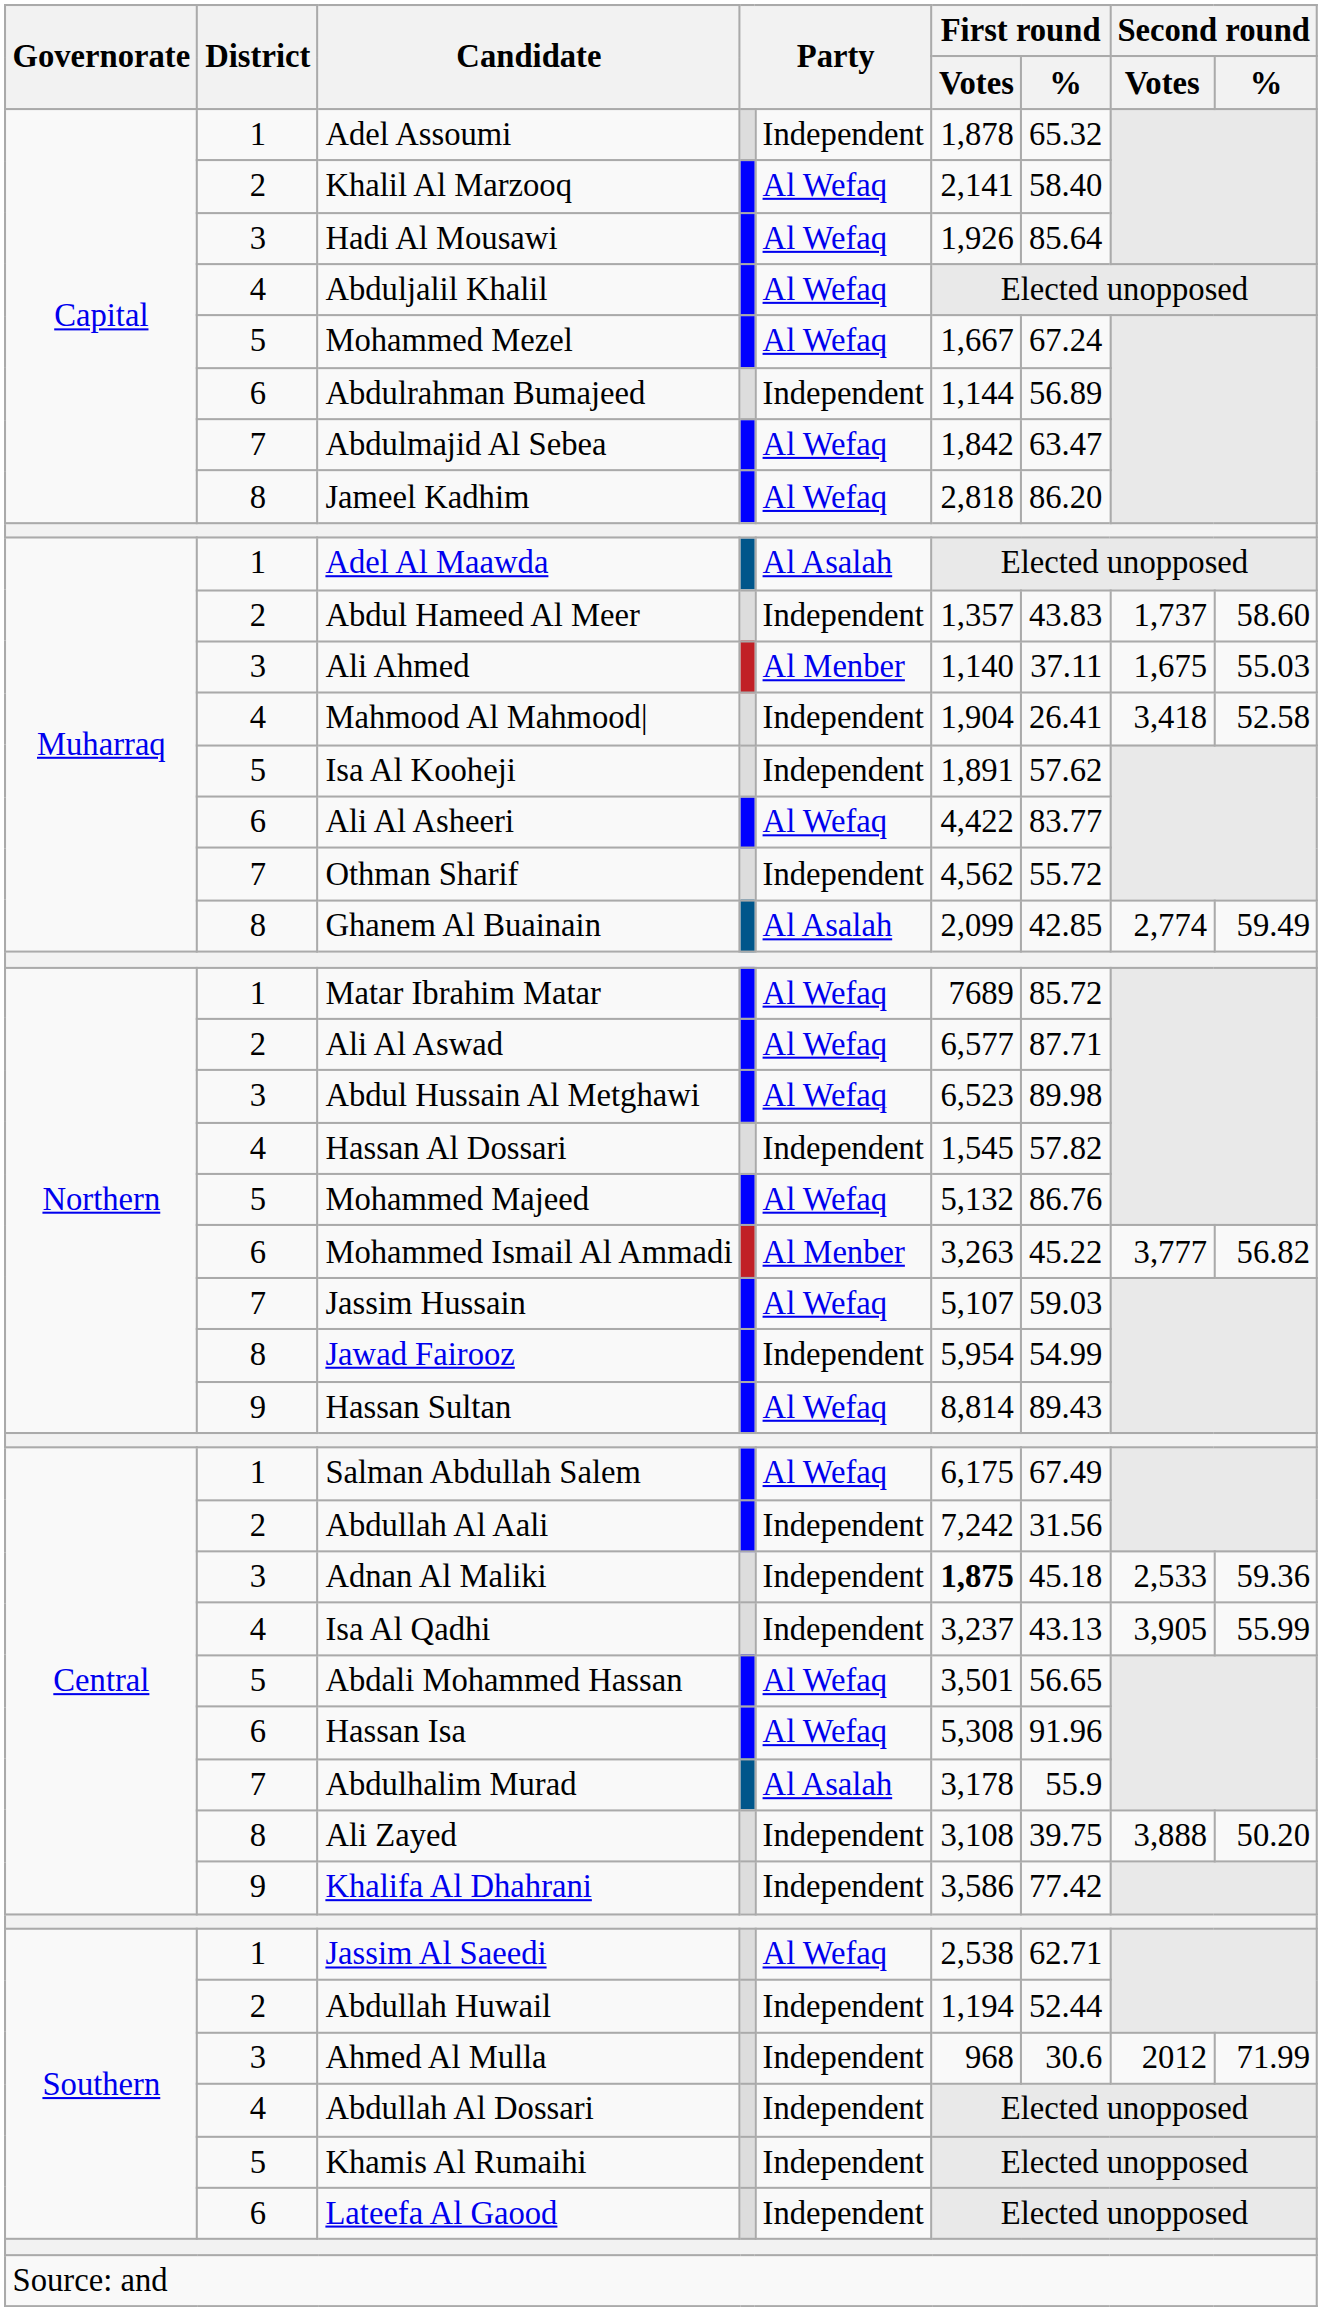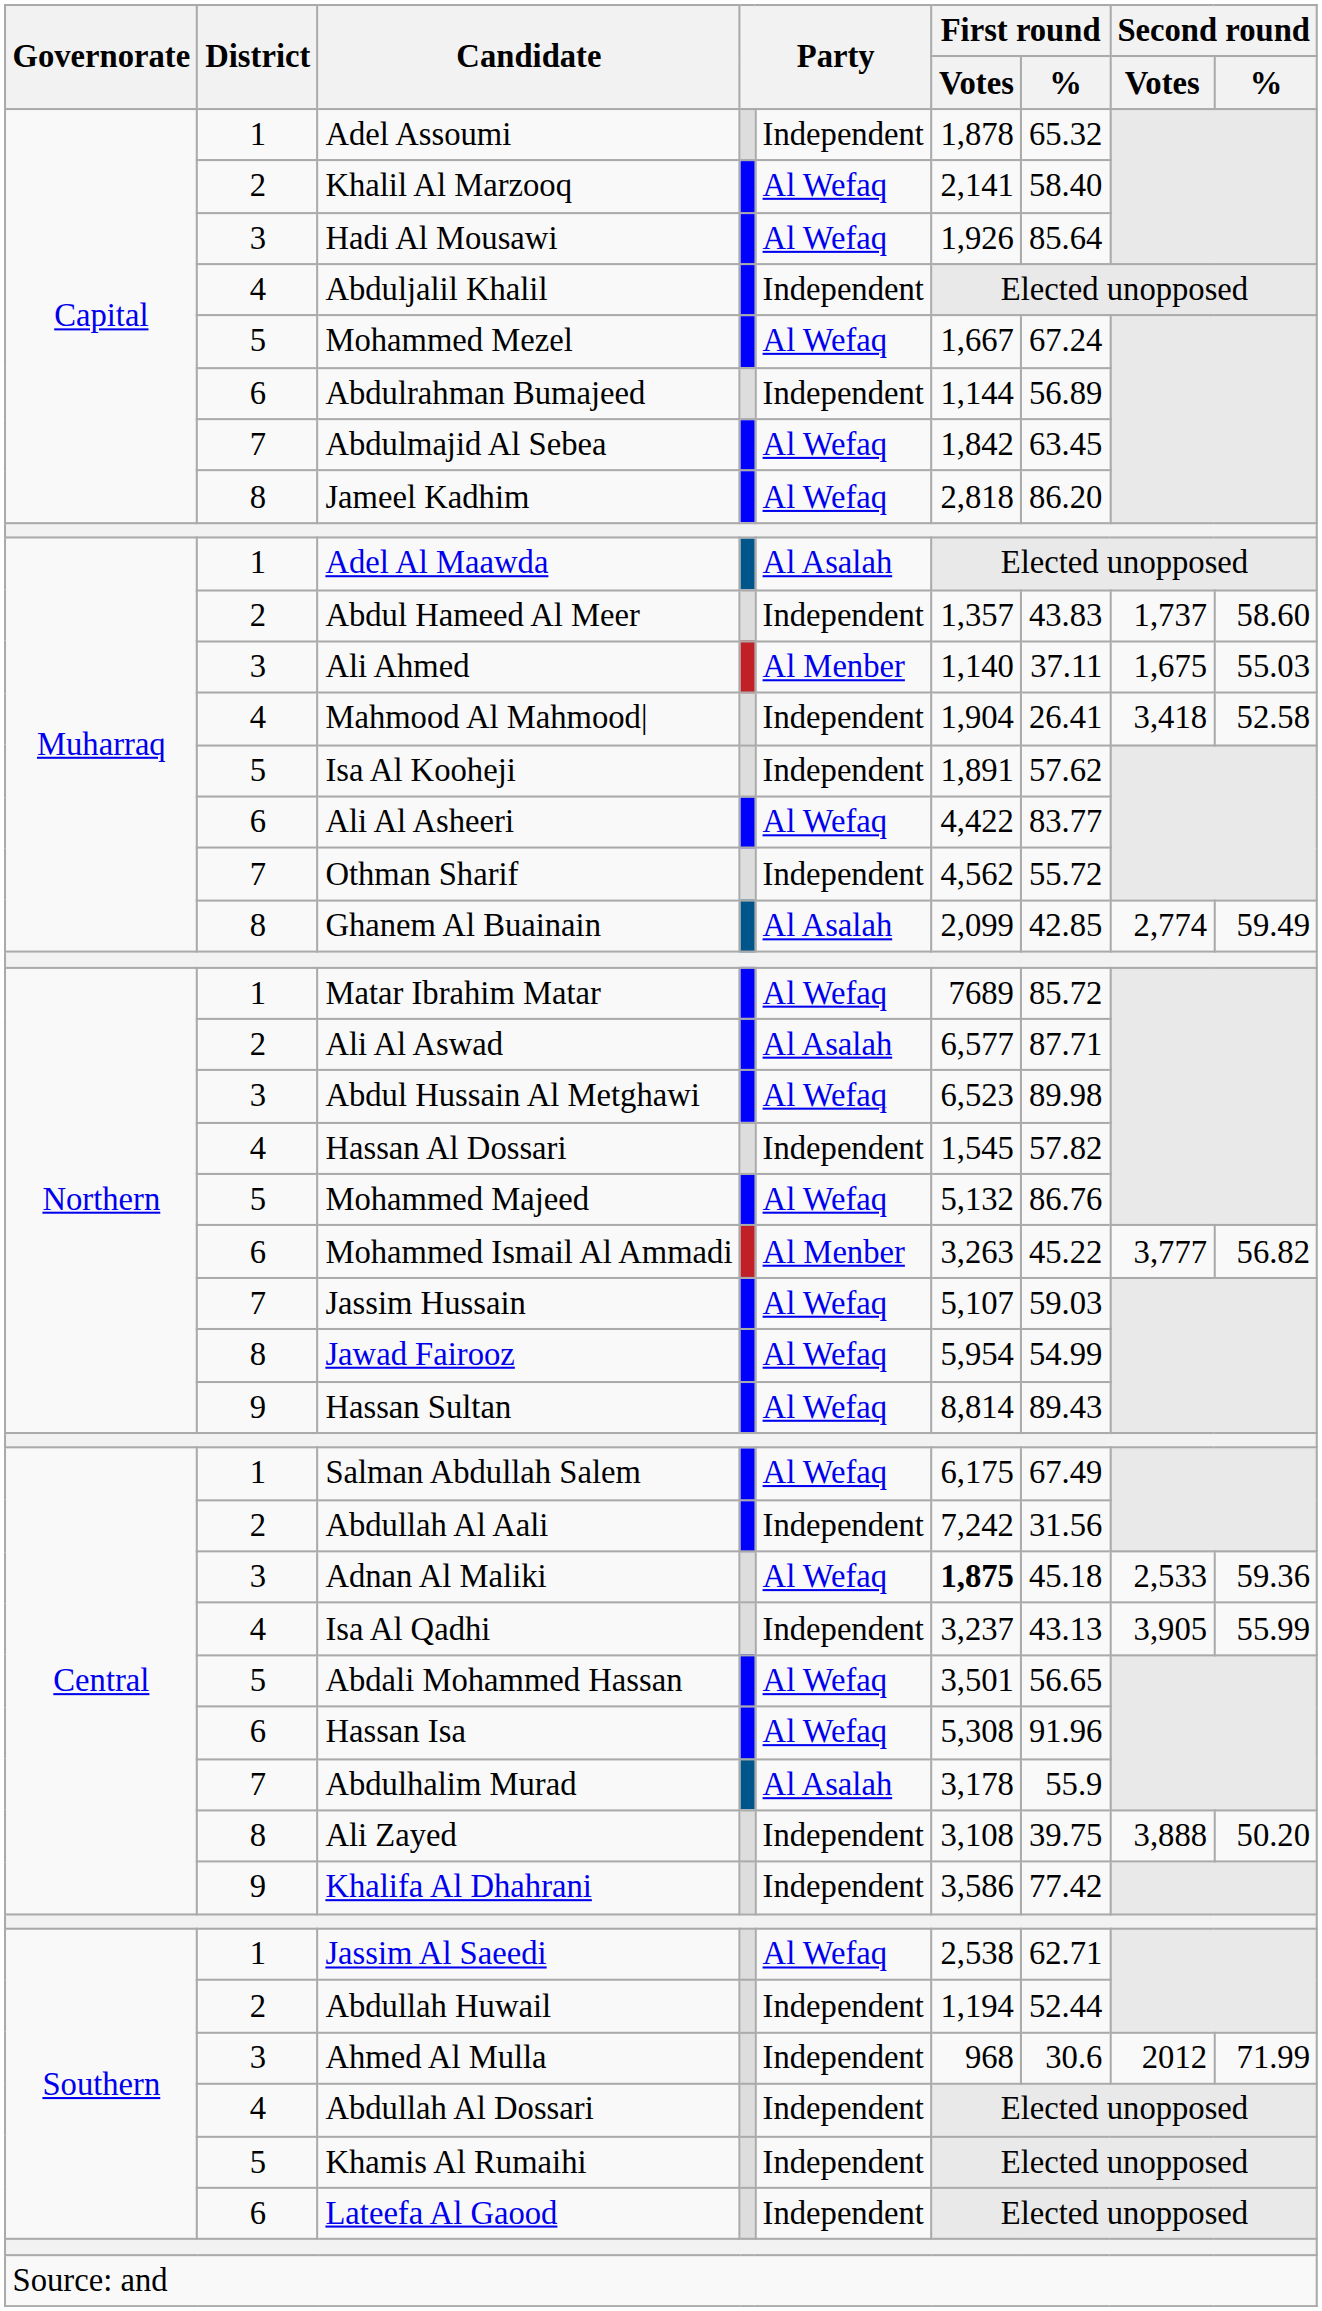(825, 289) Al Wefaq -> (843, 289) Independent
(1066, 444) 63.47 -> (1066, 444) 63.45
(825, 1044) Al Wefaq -> (827, 1044) Al Asalah
(843, 1354) Independent -> (825, 1354) Al Wefaq
(843, 1576) Independent -> (825, 1576) Al Wefaq
